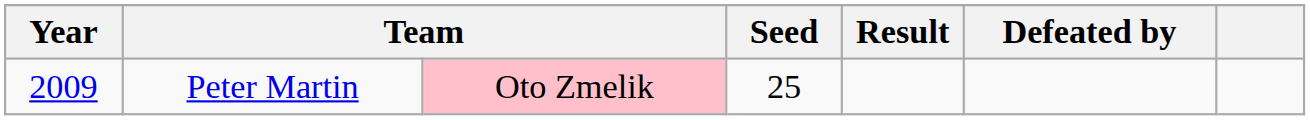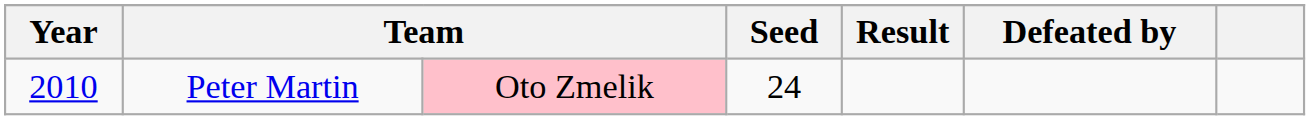(63, 85) 2009 -> (63, 85) 2010
(784, 85) 25 -> (784, 85) 24
